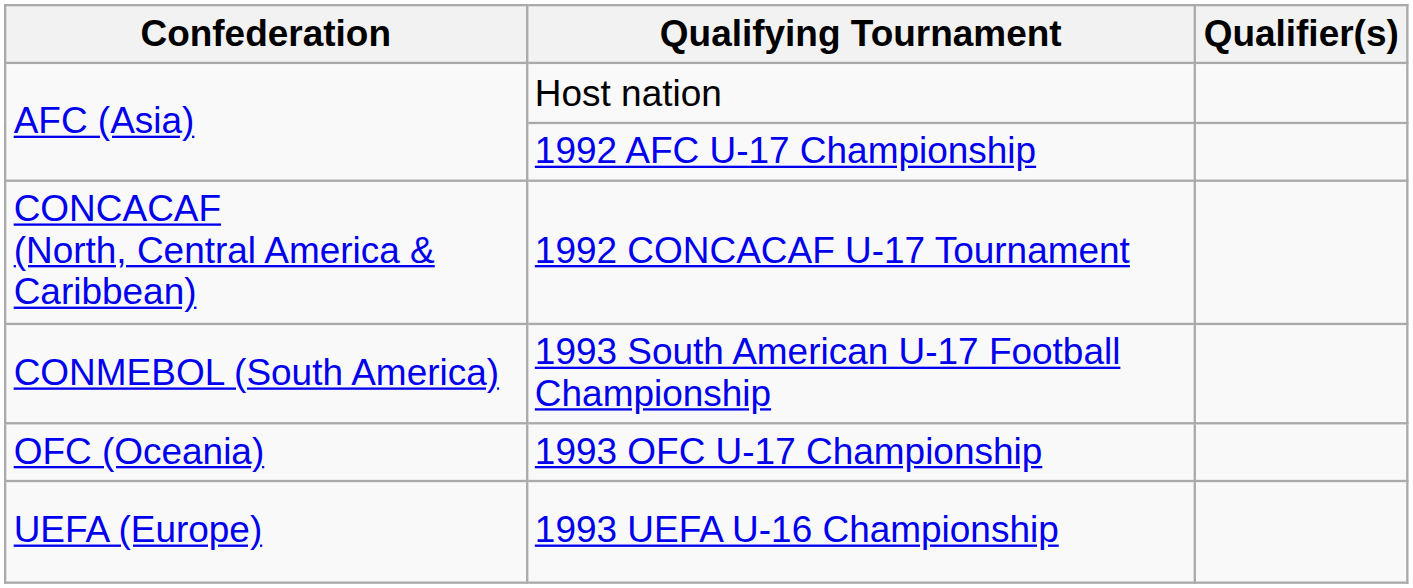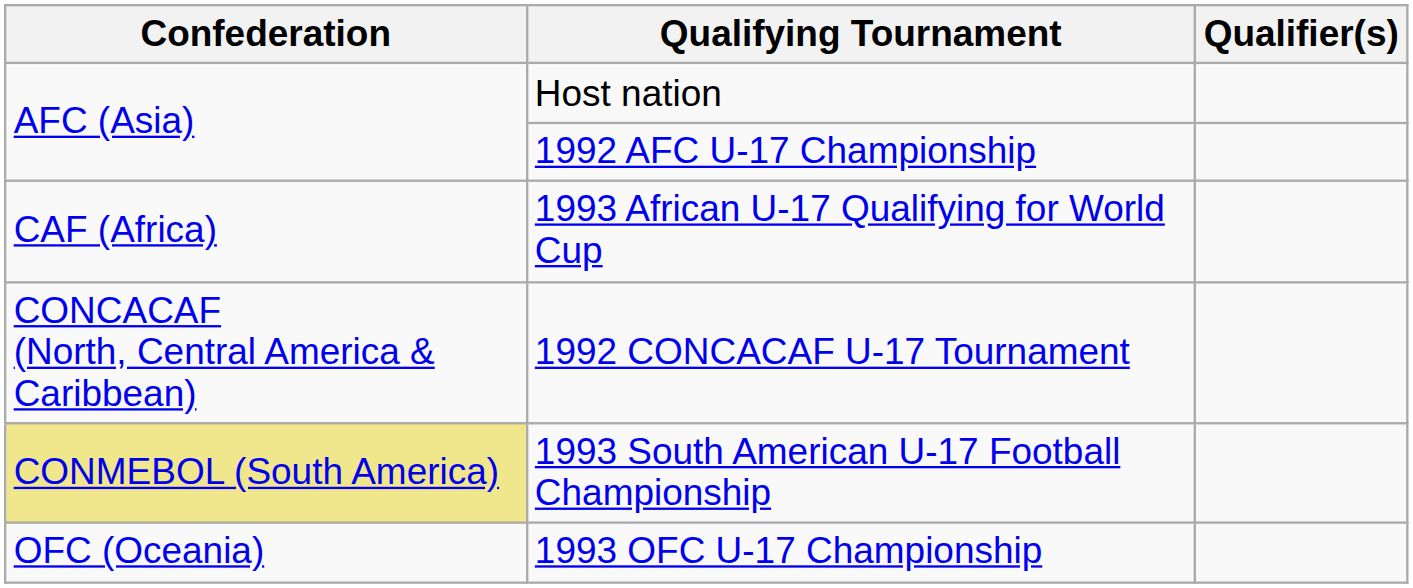+ row: (850, 230)
(256, 372) no background -> (256, 472) khaki background
- row: (797, 531)
